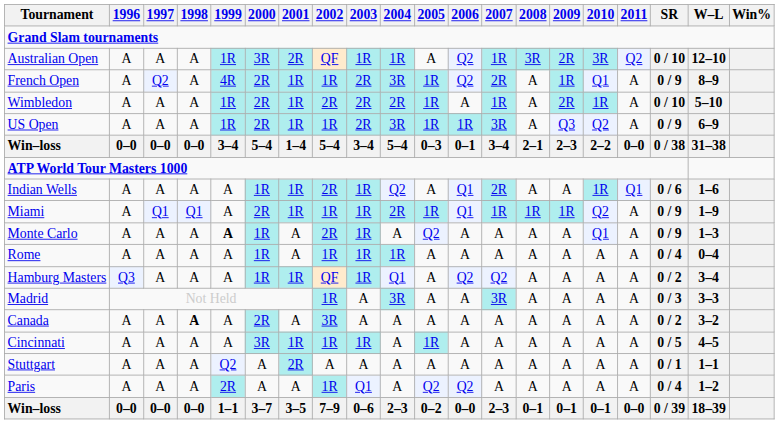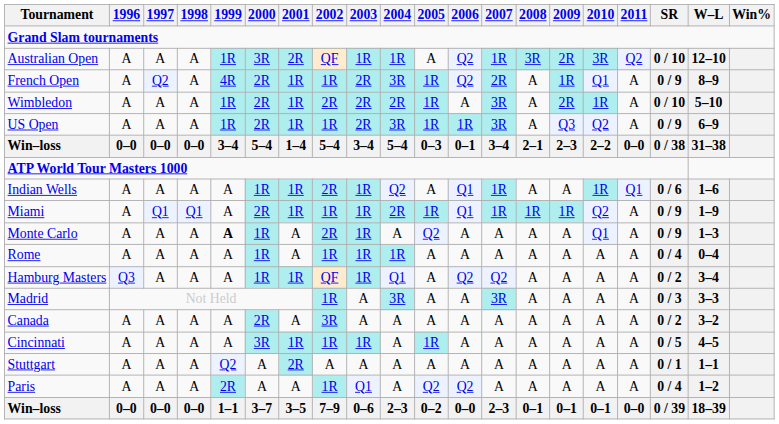(499, 102) 1R -> (499, 102) 3R
(499, 189) 2R -> (499, 189) 1R
(194, 320) bold -> (194, 320) normal
